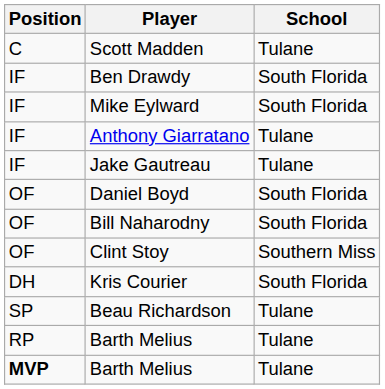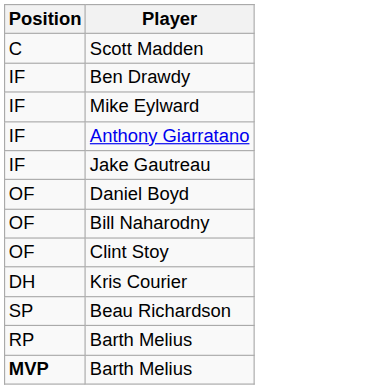- column: (317, 19)
